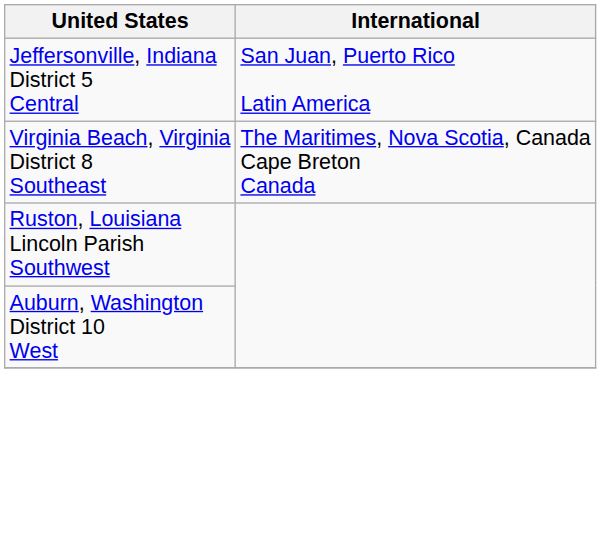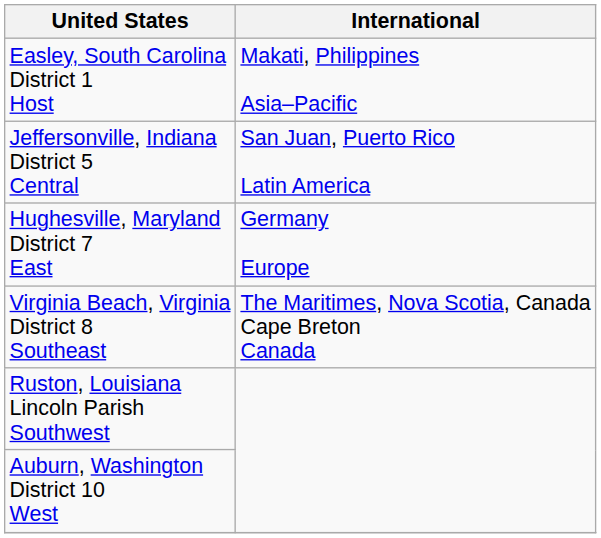+ row: (118, 79)
+ row: (115, 244)
